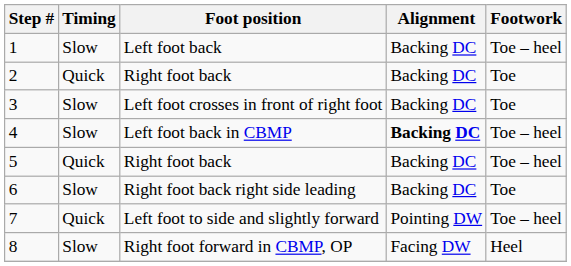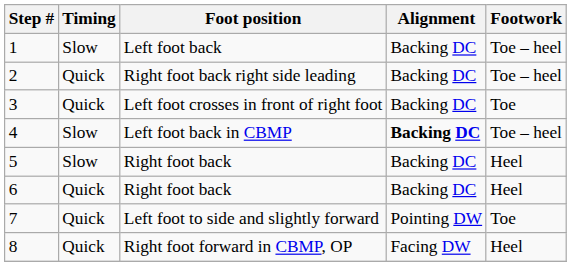(178, 76) Right foot back -> (240, 76) Right foot back right side leading
(503, 76) Toe -> (526, 76) Toe – heel
(80, 104) Slow -> (83, 104) Quick
(83, 161) Quick -> (80, 161) Slow
(526, 161) Toe – heel -> (507, 161) Heel
(80, 190) Slow -> (83, 190) Quick
(240, 190) Right foot back right side leading -> (178, 190) Right foot back
(503, 190) Toe -> (507, 190) Heel
(526, 218) Toe – heel -> (503, 218) Toe
(80, 247) Slow -> (83, 247) Quick
